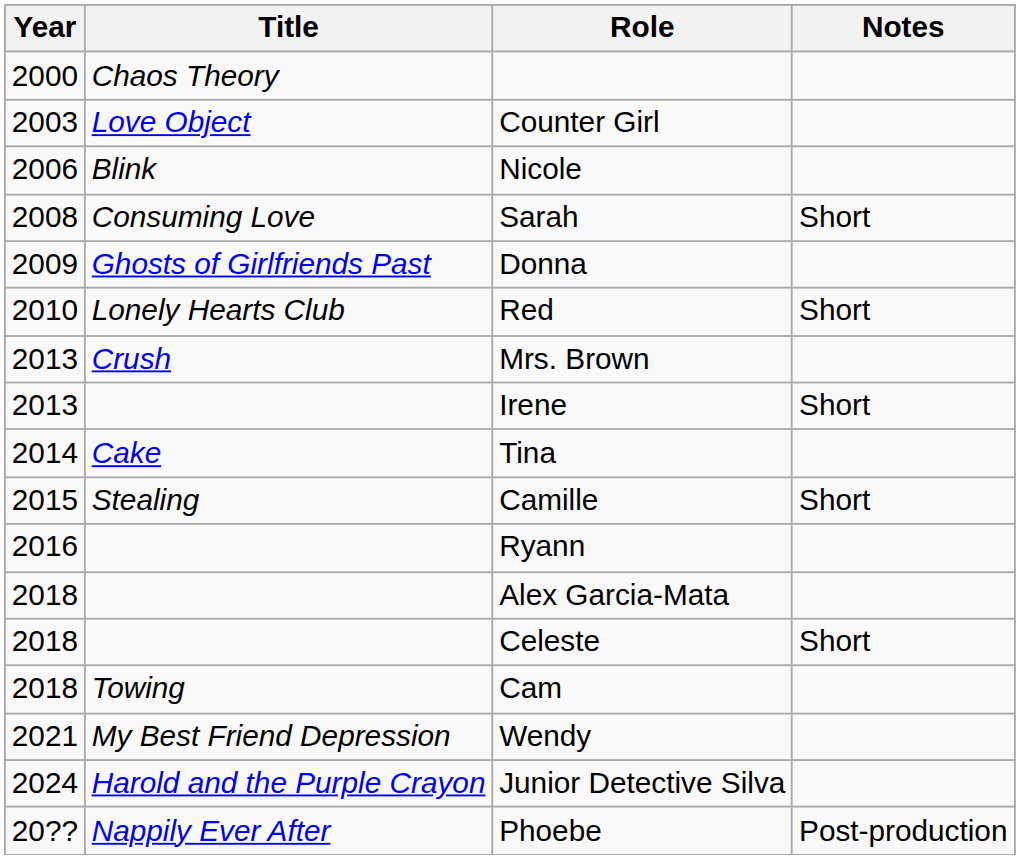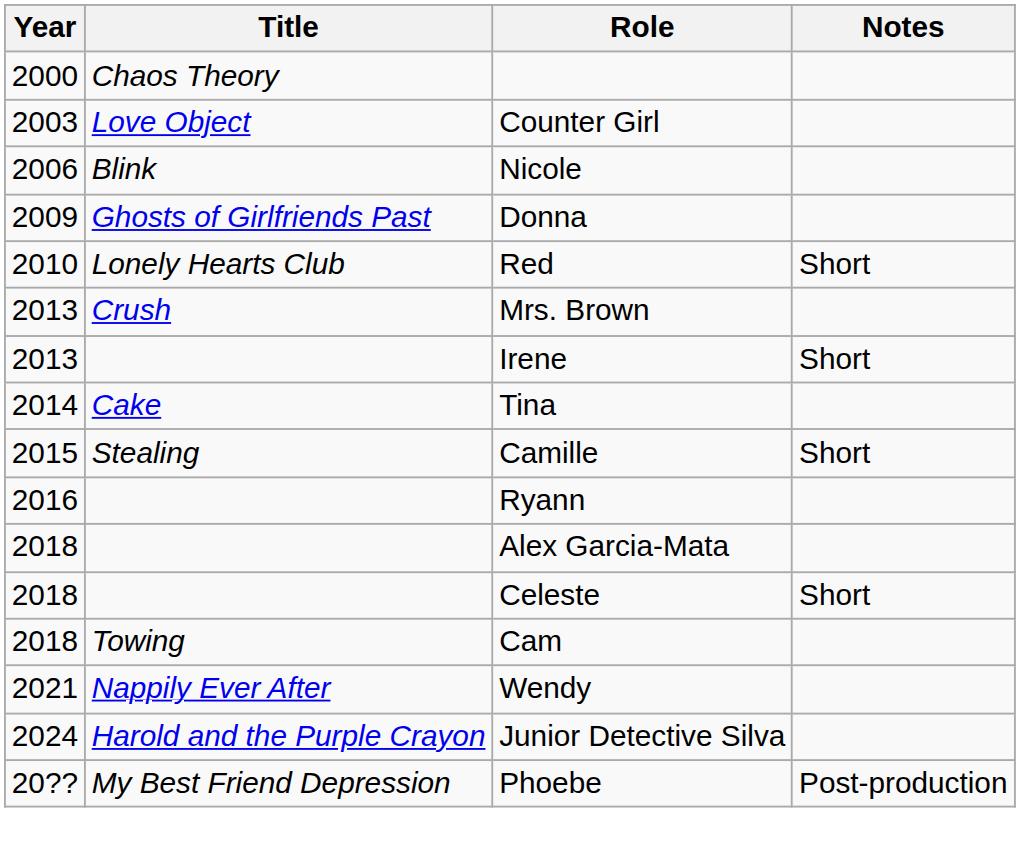- row: (539, 216)
(271, 736) My Best Friend Depression -> (211, 688) Nappily Ever After
(211, 830) Nappily Ever After -> (271, 783) My Best Friend Depression
